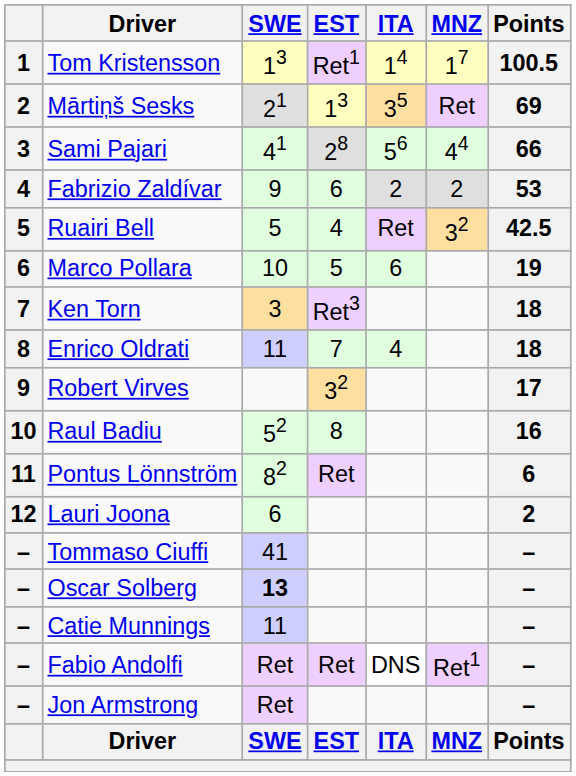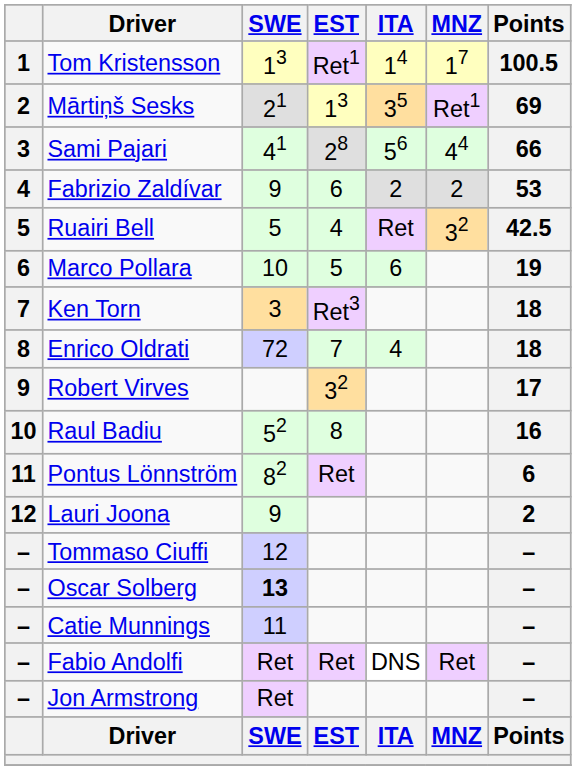(457, 106) Ret -> (457, 106) Ret1
(275, 348) 11 -> (275, 348) 72
(275, 514) 6 -> (275, 514) 9
(275, 551) 41 -> (275, 551) 12
(457, 664) Ret1 -> (457, 661) Ret
